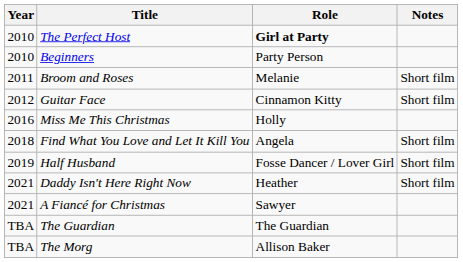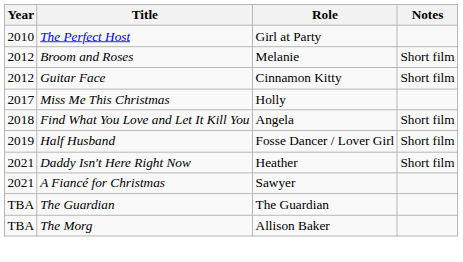(292, 36) bold -> (288, 36) normal
- row: (67, 57)
(21, 78) 2011 -> (21, 57) 2012
(21, 120) 2016 -> (21, 99) 2017
